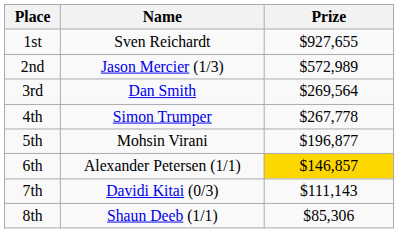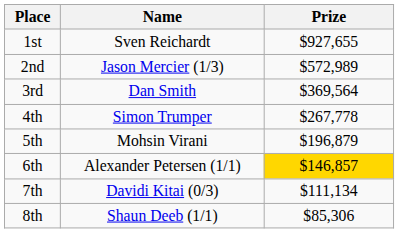(329, 91) $269,564 -> (329, 91) $369,564
(329, 141) $196,877 -> (329, 141) $196,879
(329, 191) $111,143 -> (329, 191) $111,134
